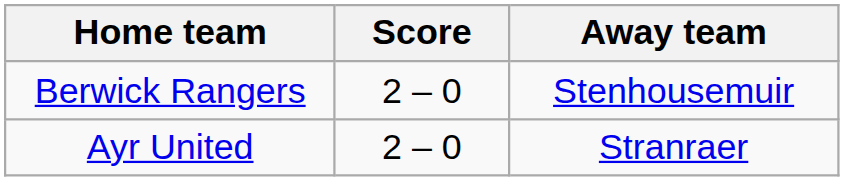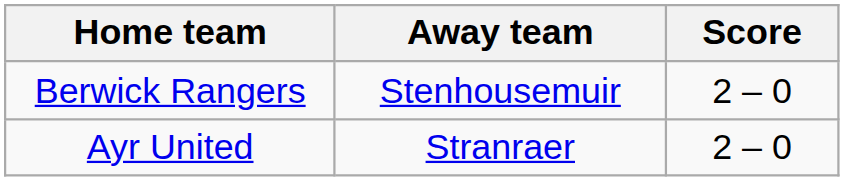columns swapped: (422, 32) <-> (674, 32)
